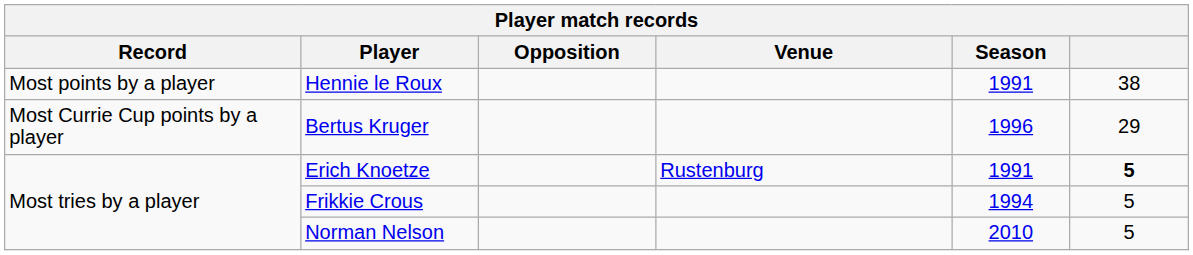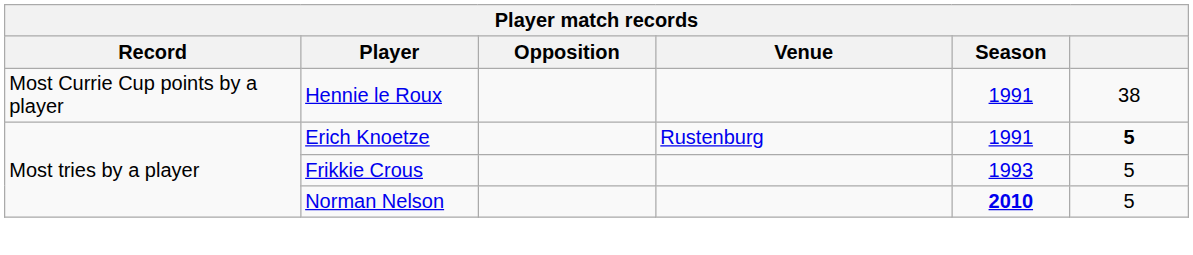(112, 83) Most points by a player -> (133, 95) Most Currie Cup points by a player
- row: (367, 126)
(1011, 201) 1994 -> (1011, 169) 1993
(1011, 233) normal -> (1011, 201) bold
